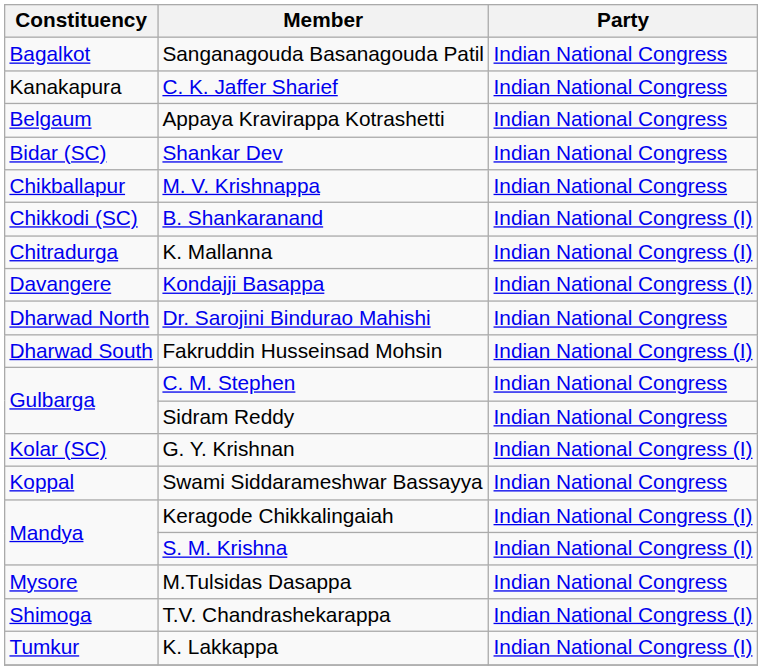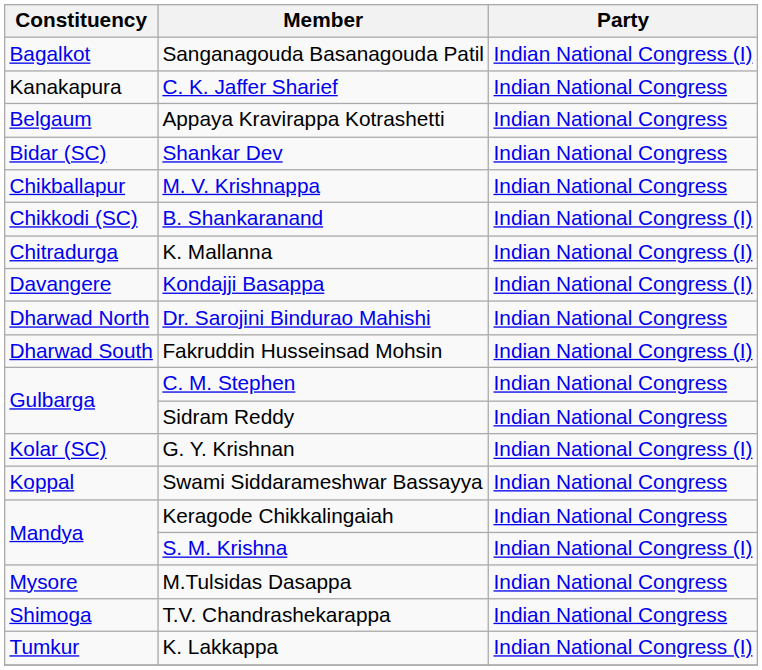(610, 53) Indian National Congress -> (623, 53) Indian National Congress (I)
(623, 515) Indian National Congress (I) -> (610, 515) Indian National Congress
(623, 614) Indian National Congress (I) -> (610, 614) Indian National Congress
